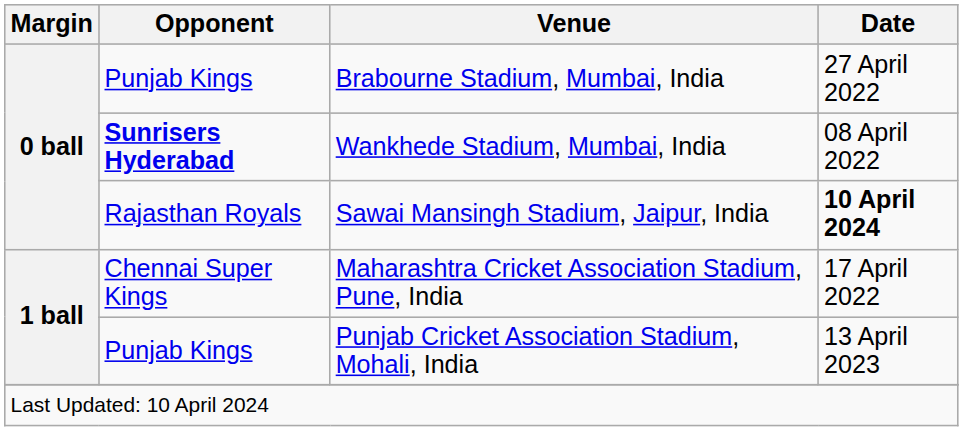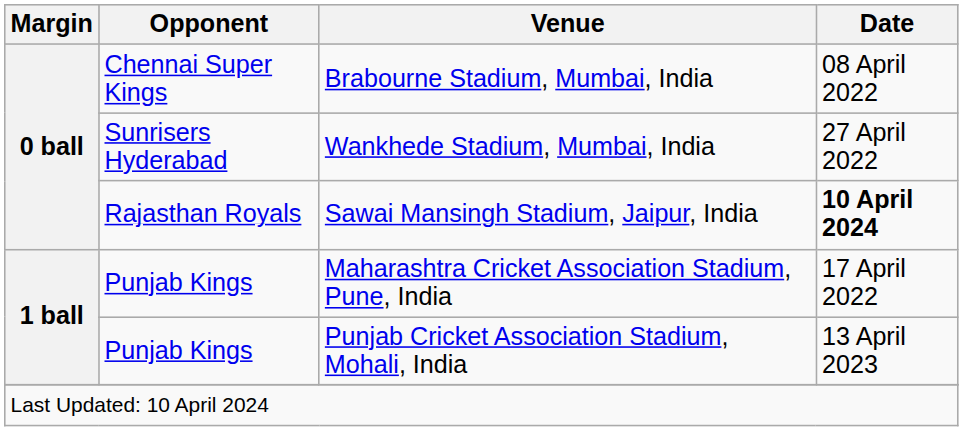(179, 78) Punjab Kings -> (188, 78) Chennai Super Kings
(866, 78) 27 April 2022 -> (864, 78) 08 April 2022
(169, 146) bold -> (166, 146) normal
(866, 146) 08 April 2022 -> (864, 146) 27 April 2022
(188, 282) Chennai Super Kings -> (179, 282) Punjab Kings
